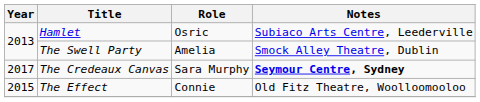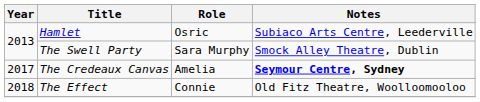(195, 51) Amelia -> (212, 51) Sara Murphy
(212, 69) Sara Murphy -> (195, 69) Amelia
(21, 87) 2015 -> (21, 87) 2018
